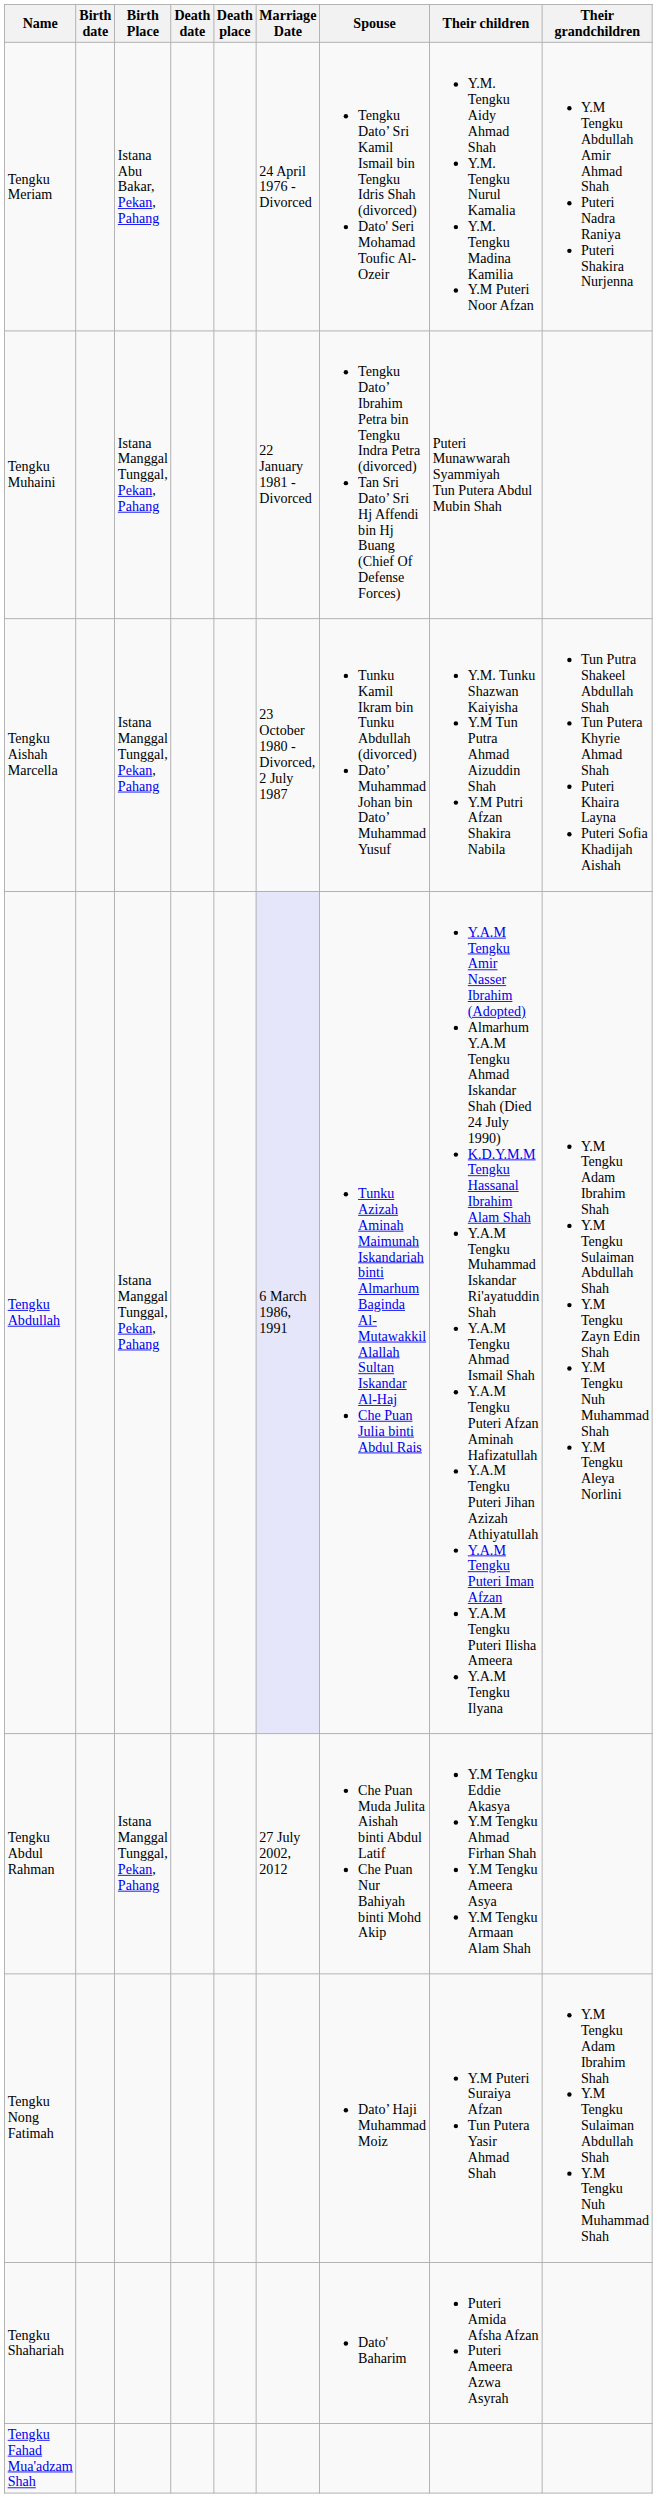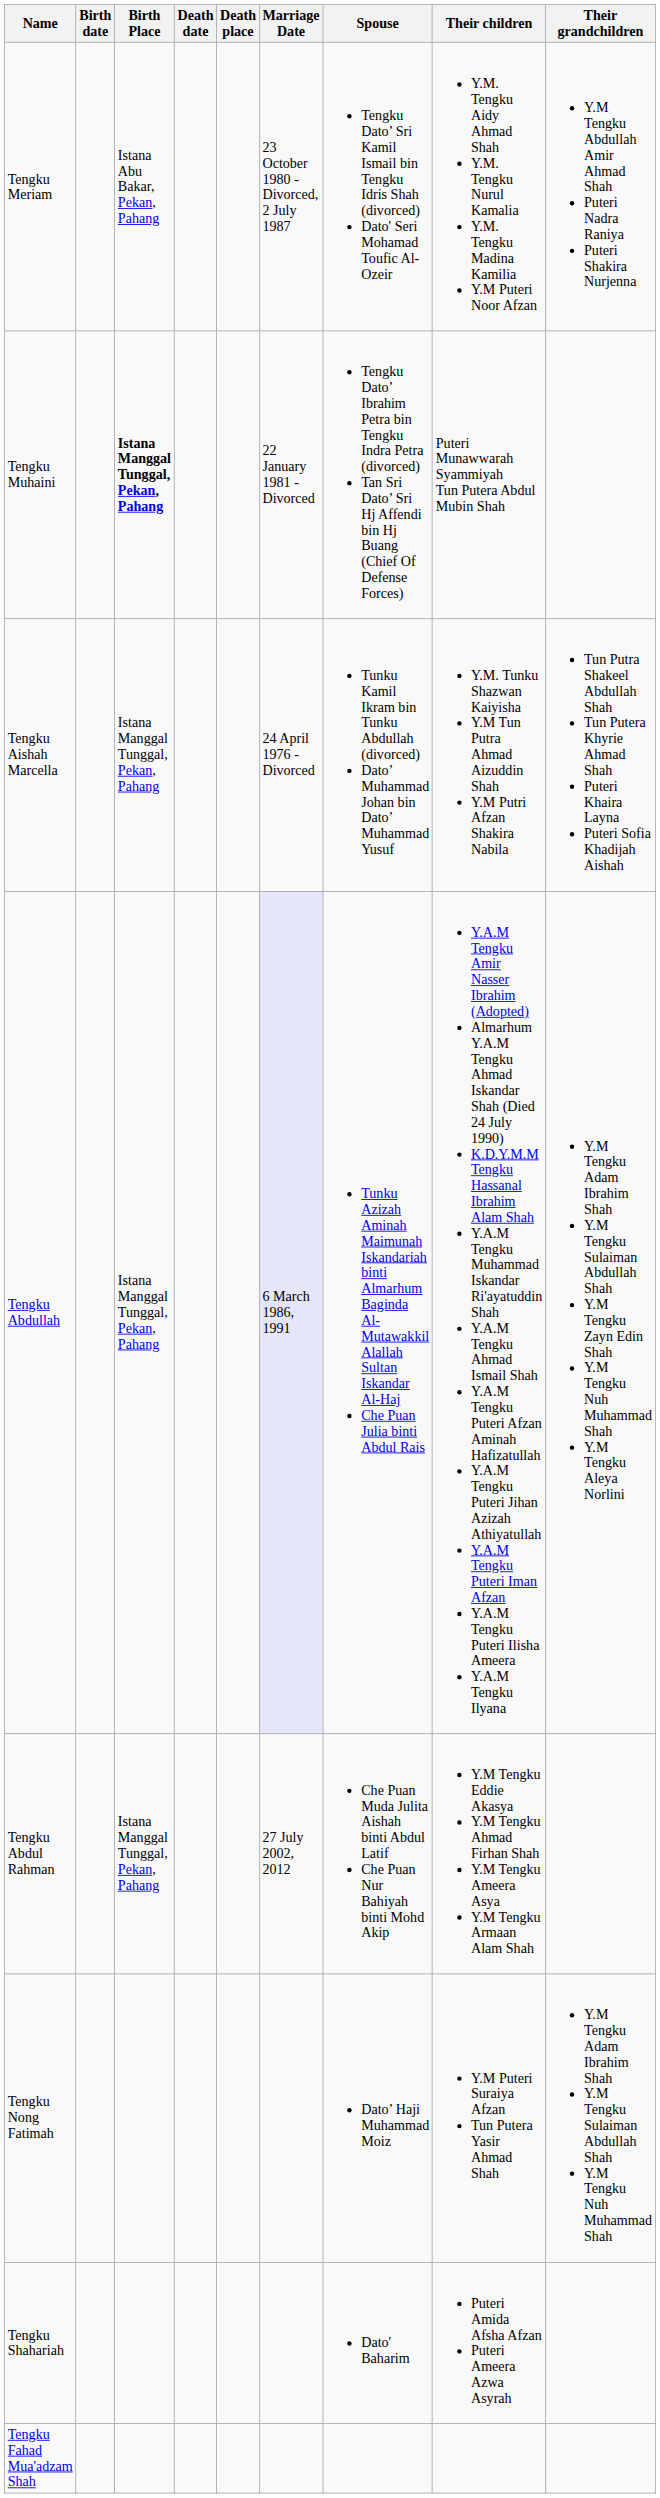(286, 186) 24 April 1976 - Divorced -> (290, 186) 23 October 1980 - Divorced, 2 July 1987
(143, 474) normal -> (144, 474) bold
(287, 754) 23 October 1980 - Divorced, 2 July 1987 -> (289, 754) 24 April 1976 - Divorced
